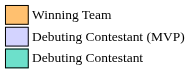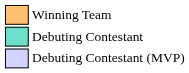rows swapped: (88, 58) <-> (108, 36)
